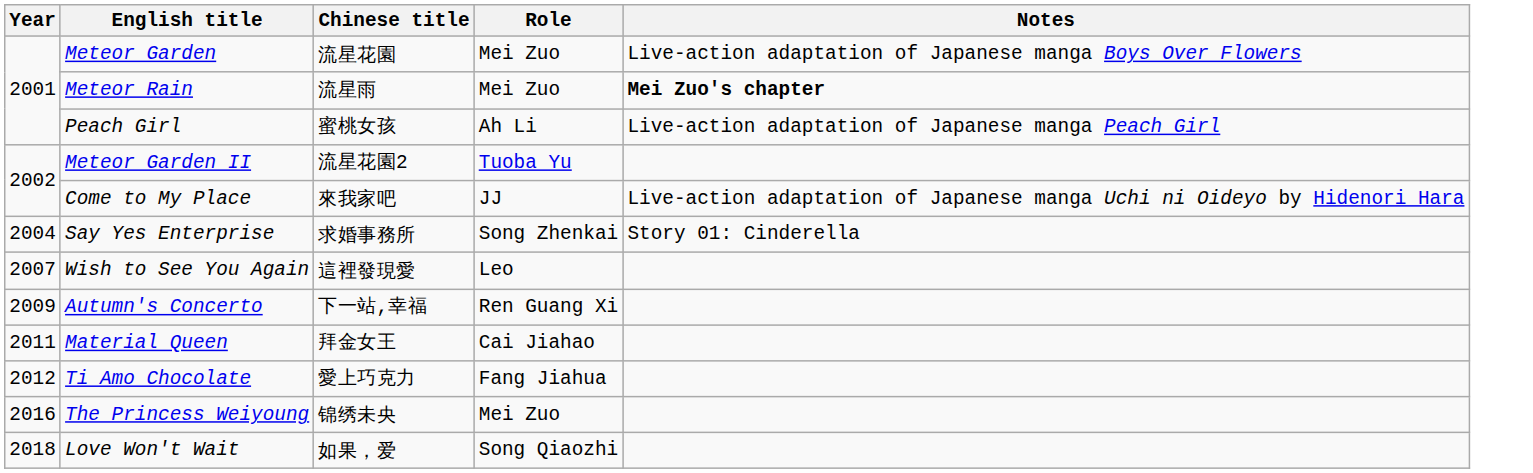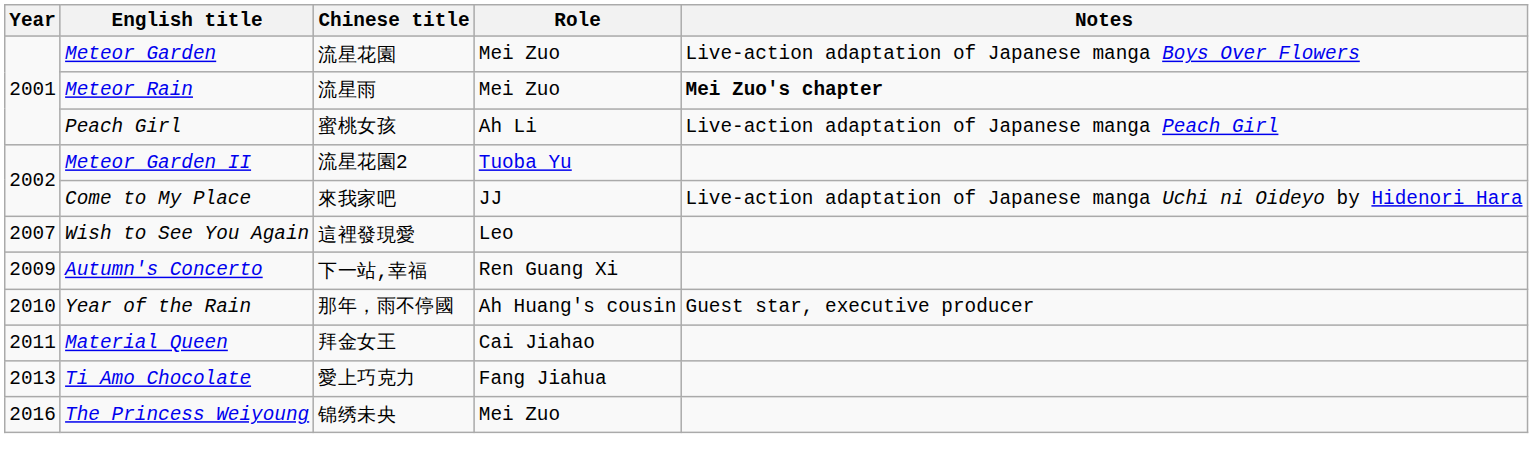- row: (170, 235)
+ row: (158, 307)
(33, 379) 2012 -> (33, 379) 2013
- row: (152, 451)
